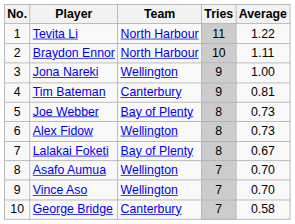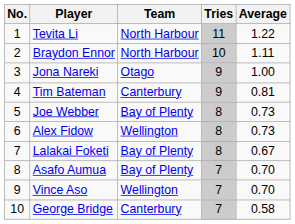(149, 72) Wellington -> (137, 72) Otago
(149, 170) Wellington -> (157, 170) Bay of Plenty
